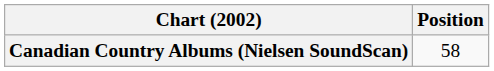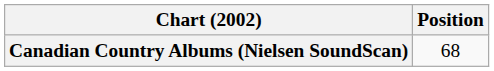(450, 50) 58 -> (450, 50) 68
